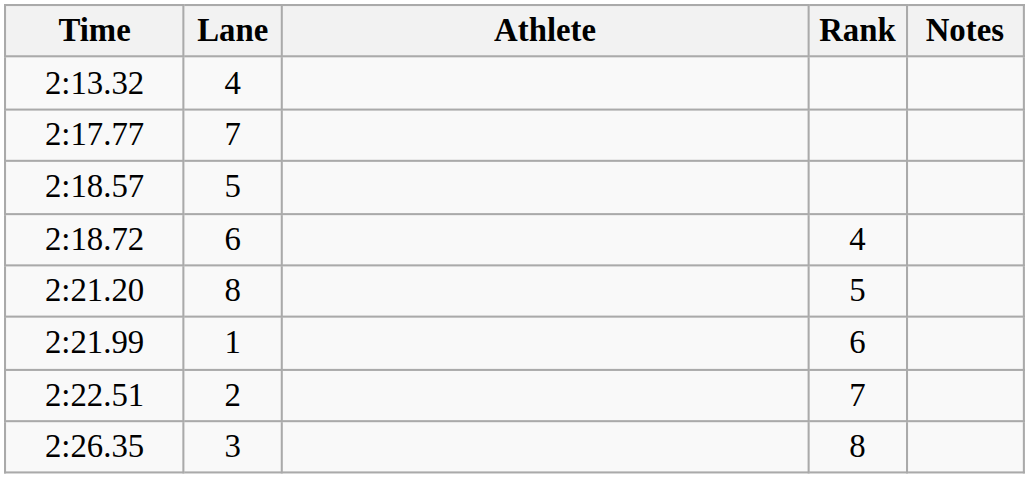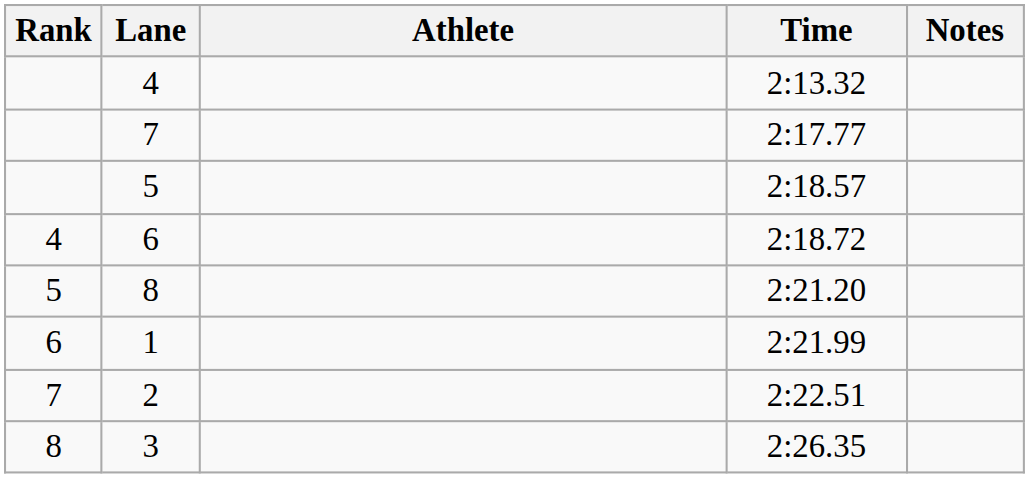columns swapped: (857, 30) <-> (95, 30)
